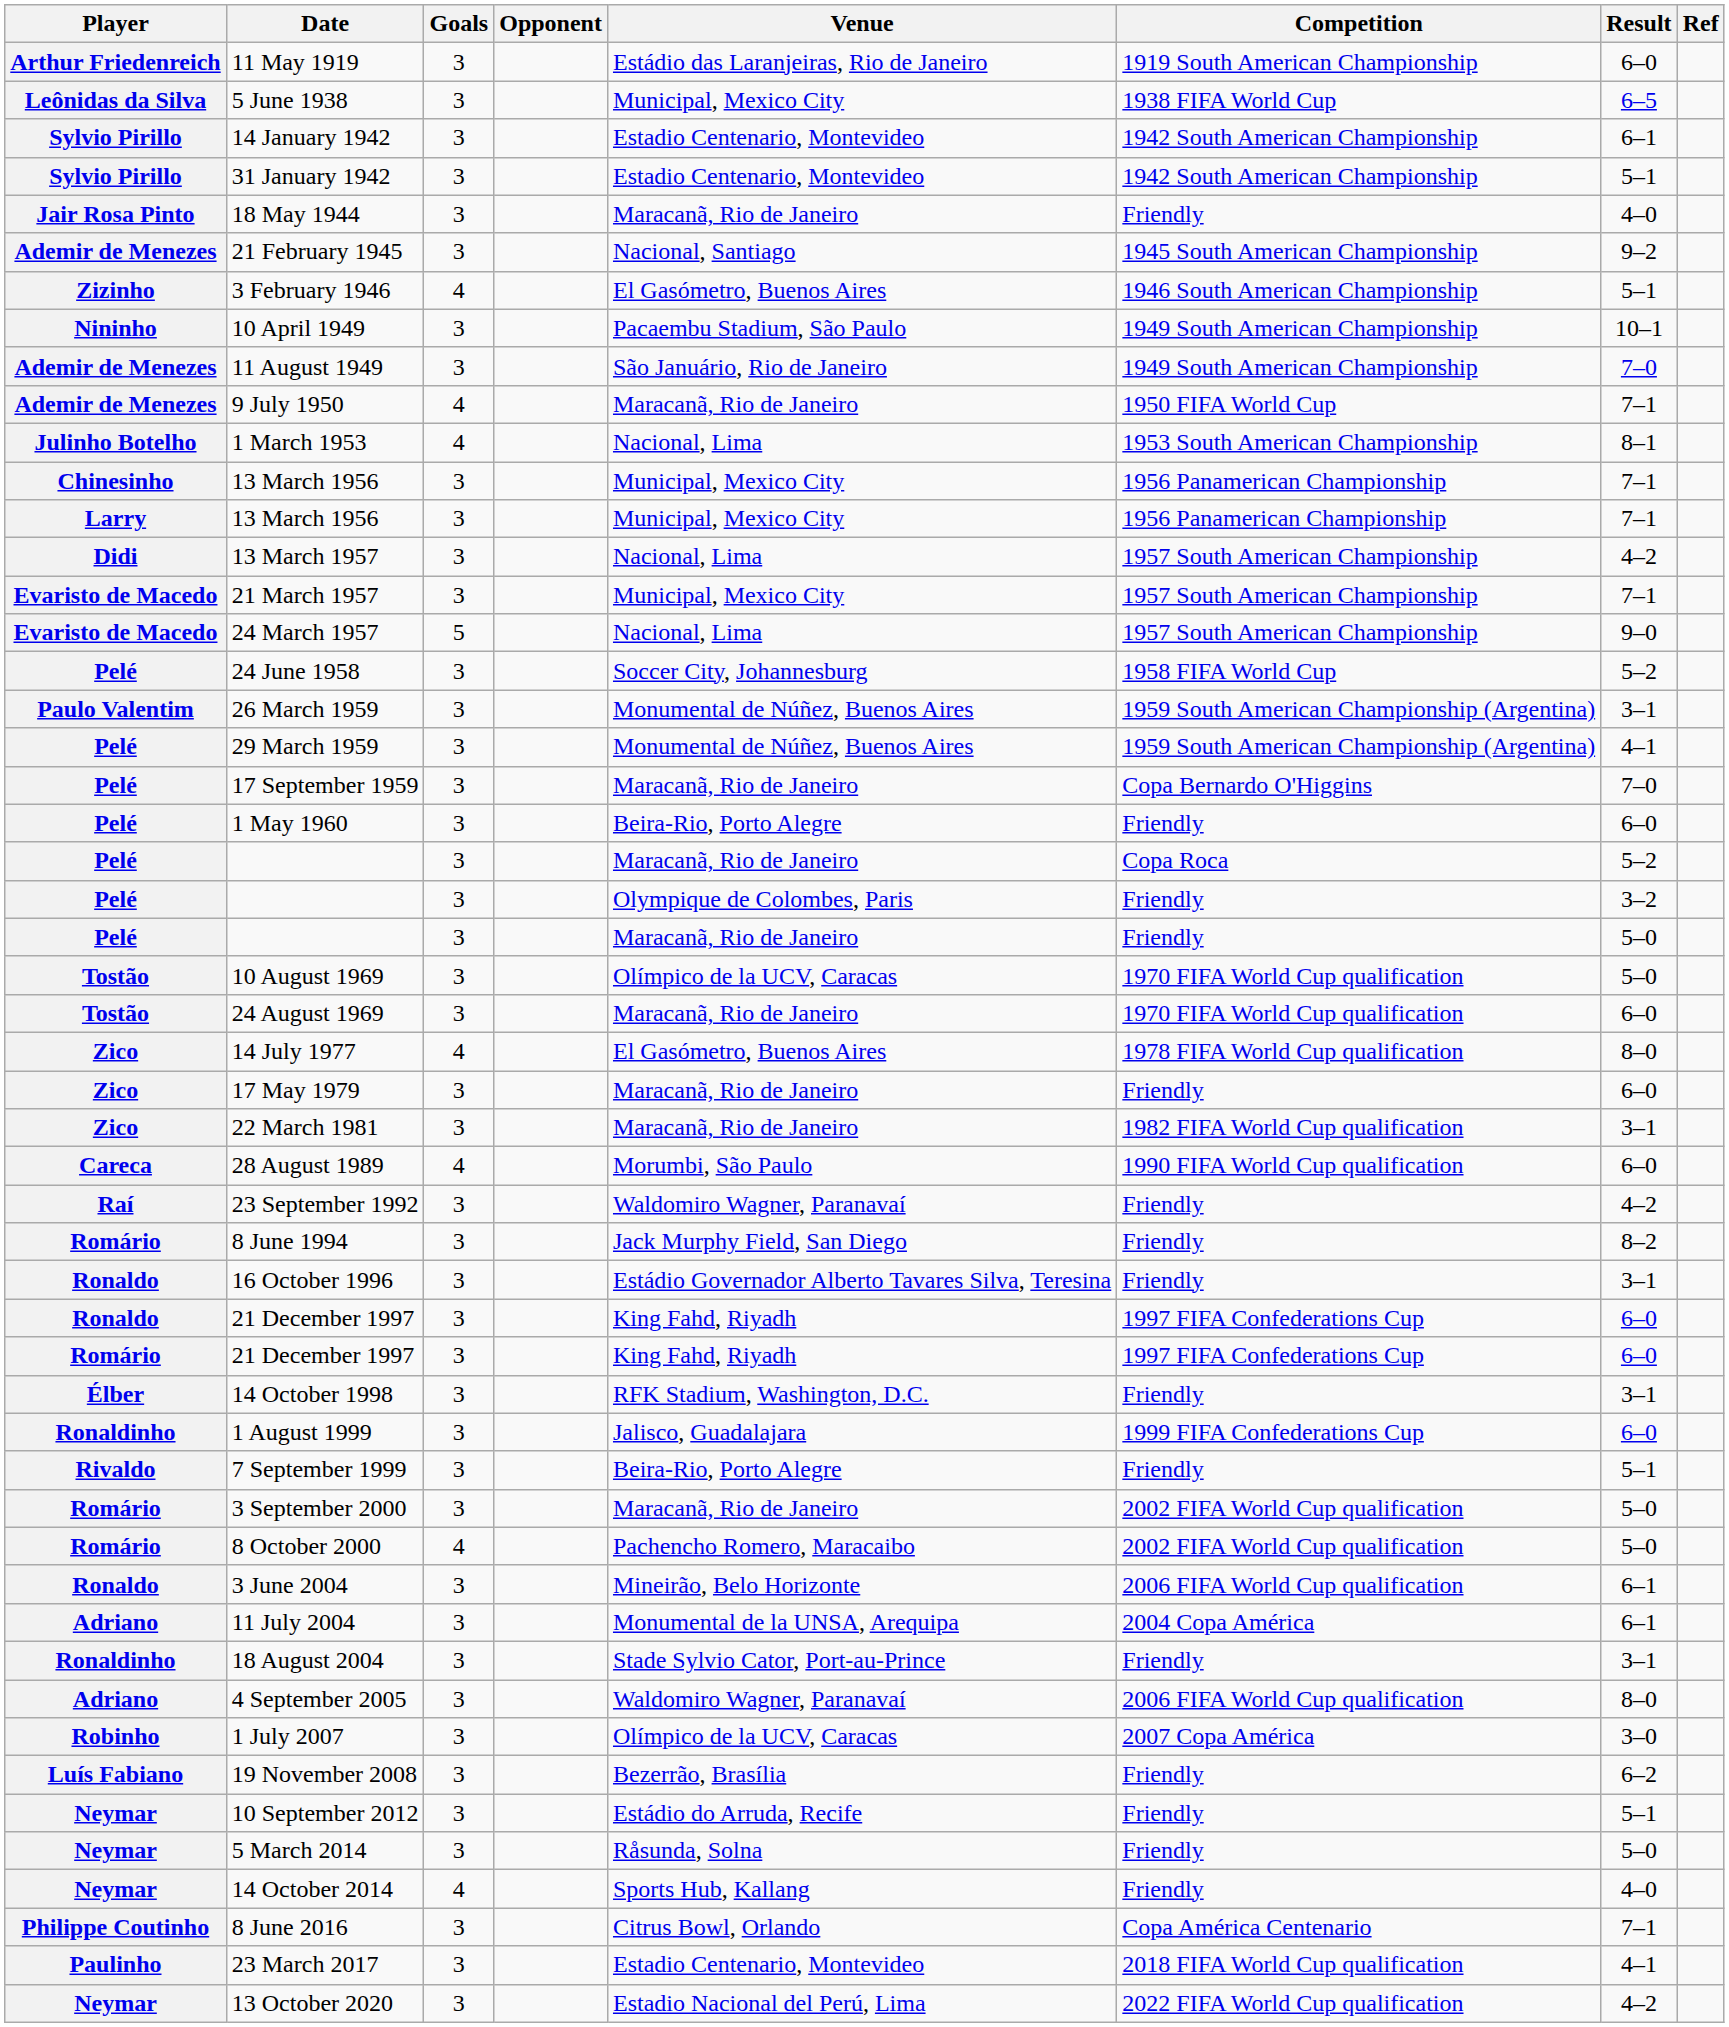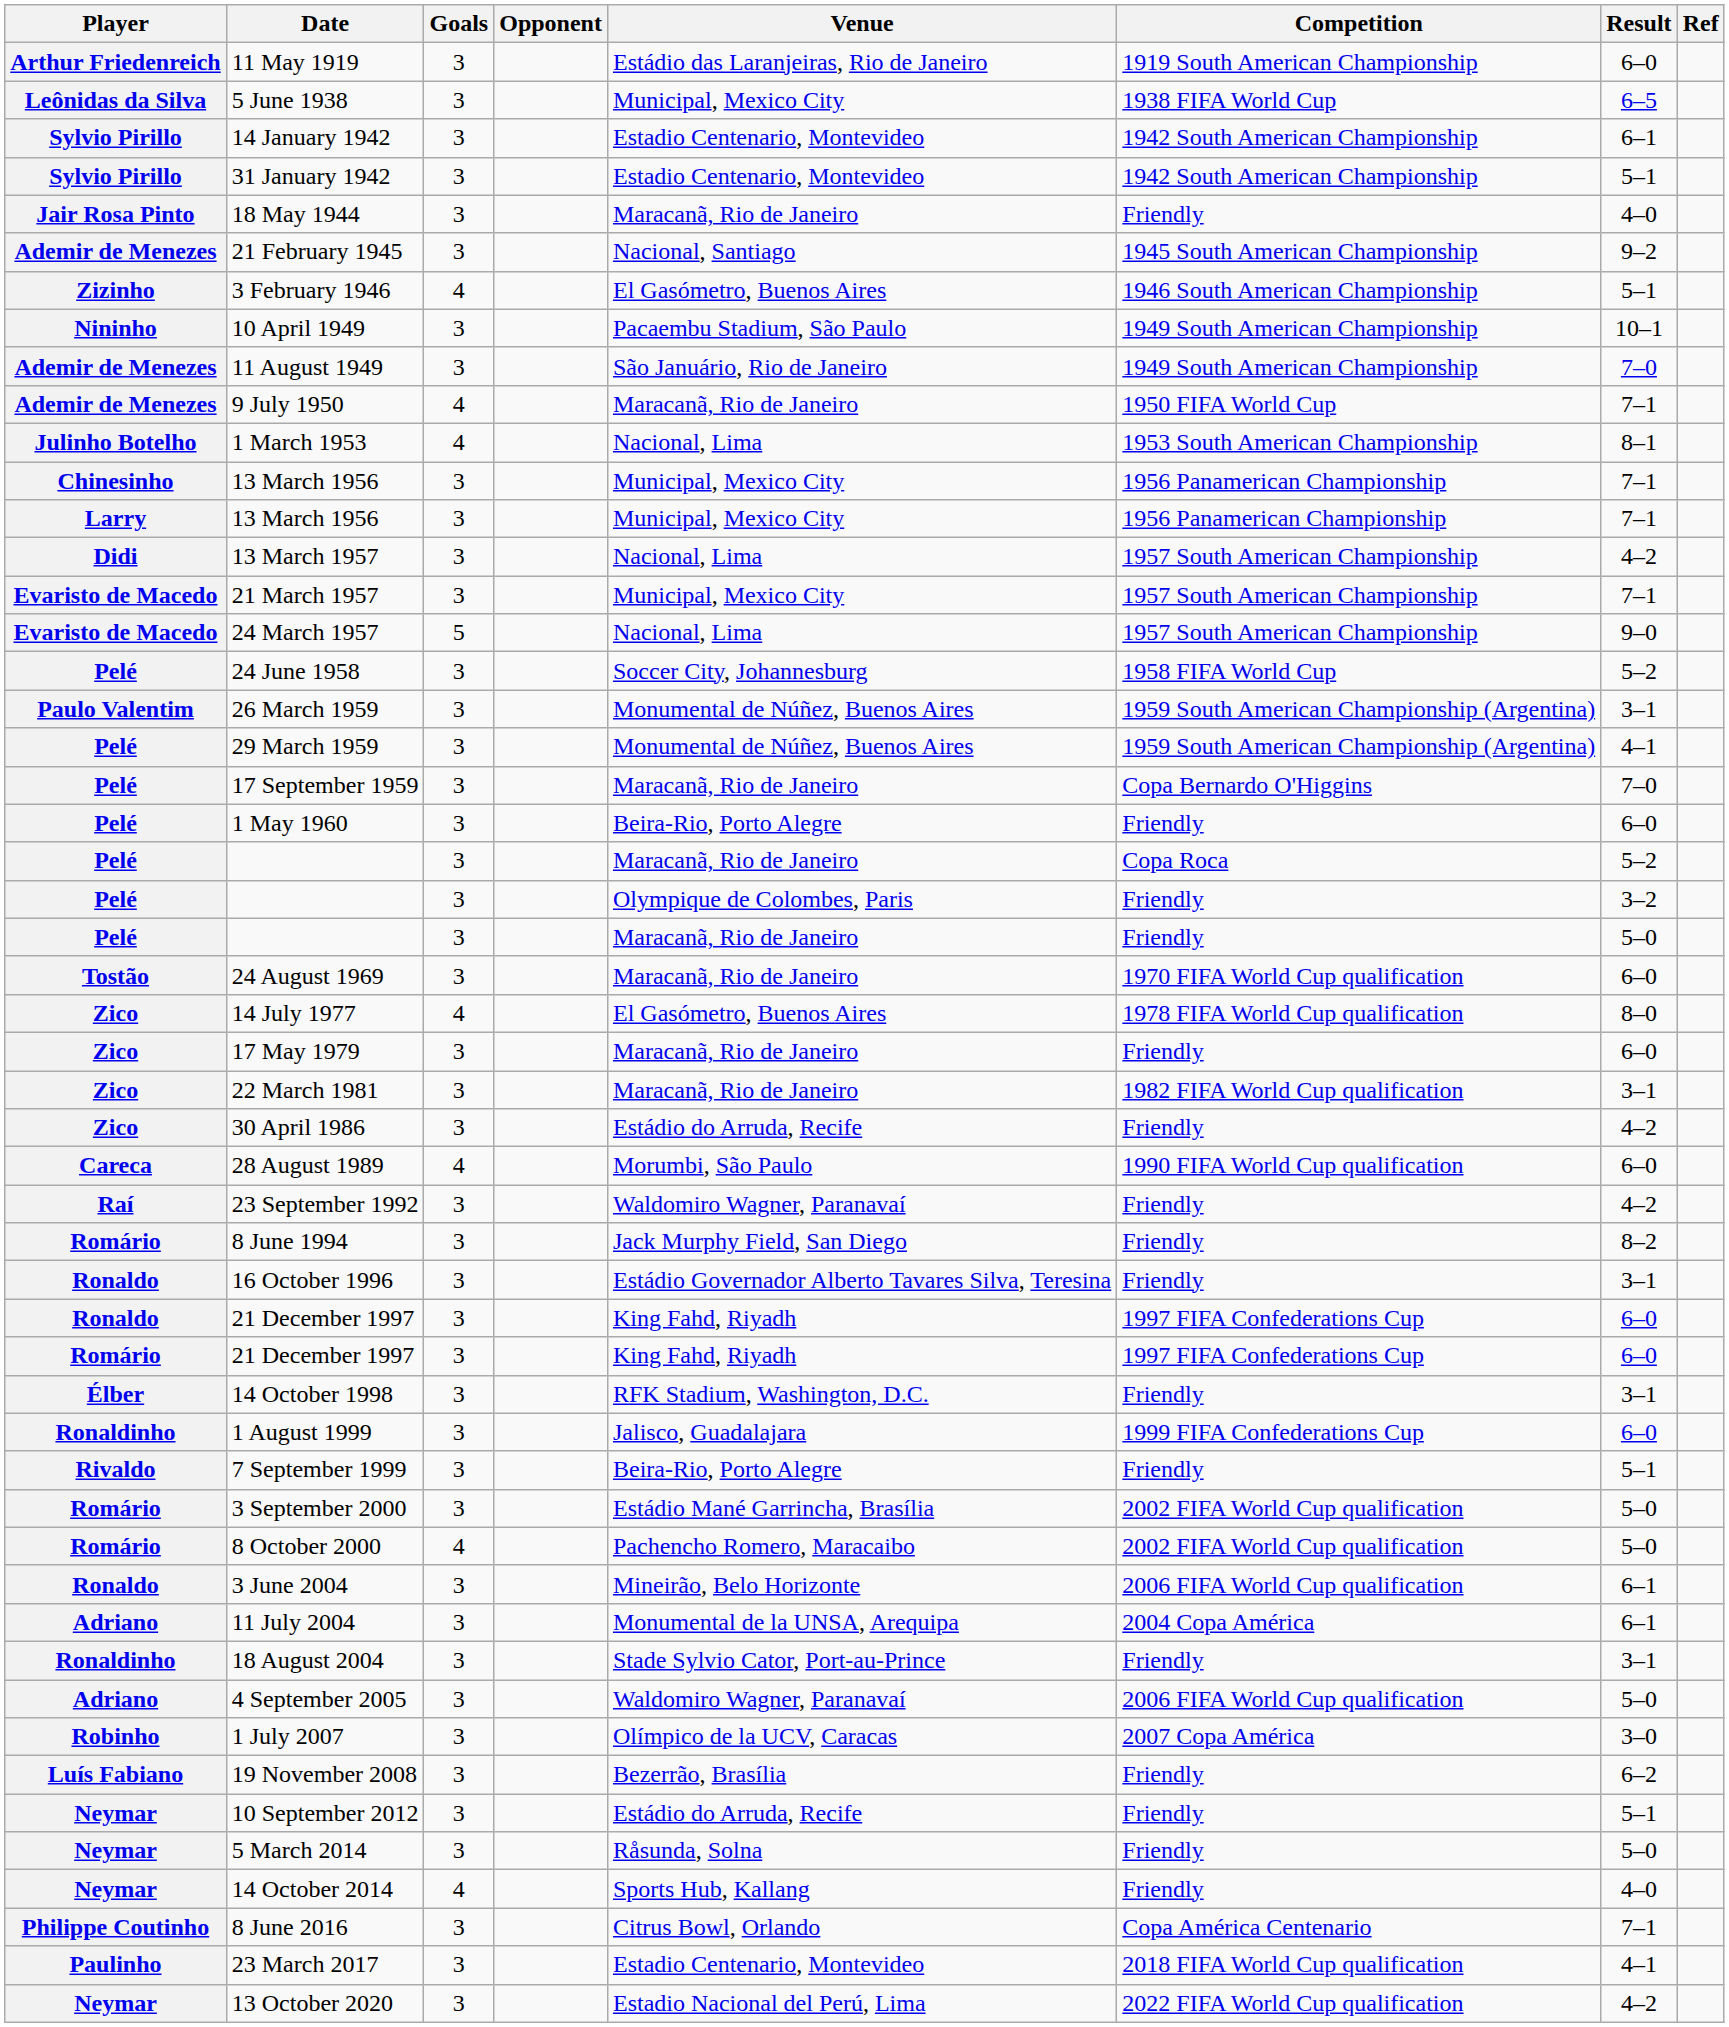- row: (115, 975)
+ row: (115, 1127)
(736, 1507) Maracanã, Rio de Janeiro -> (774, 1507) Estádio Mané Garrincha, Brasília
(1639, 1698) 8–0 -> (1639, 1698) 5–0
